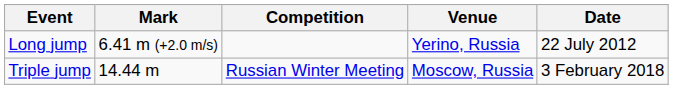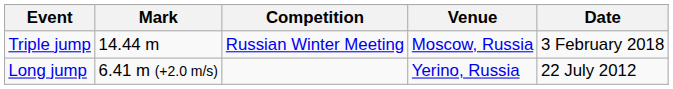rows swapped: (48, 44) <-> (50, 71)
